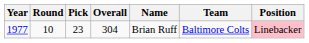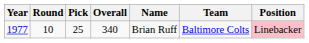(78, 29) 23 -> (78, 29) 25
(110, 29) 304 -> (110, 29) 340
